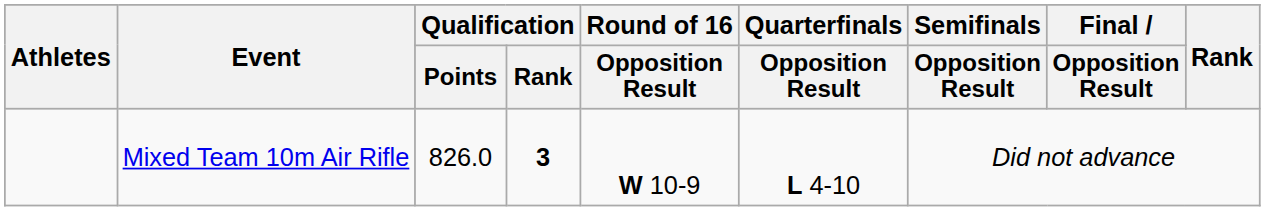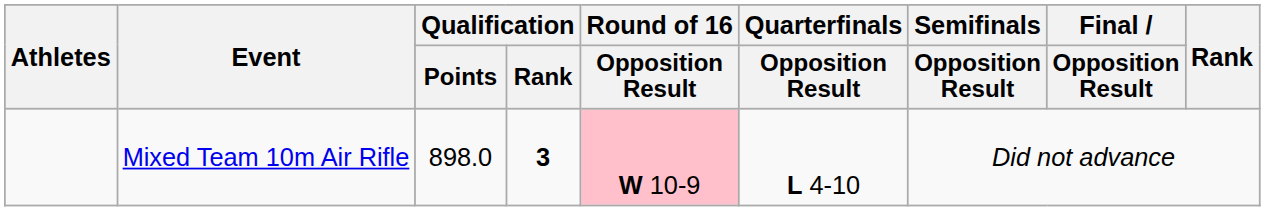(460, 158) 826.0 -> (460, 158) 898.0
(660, 186) no background -> (660, 186) pink background
